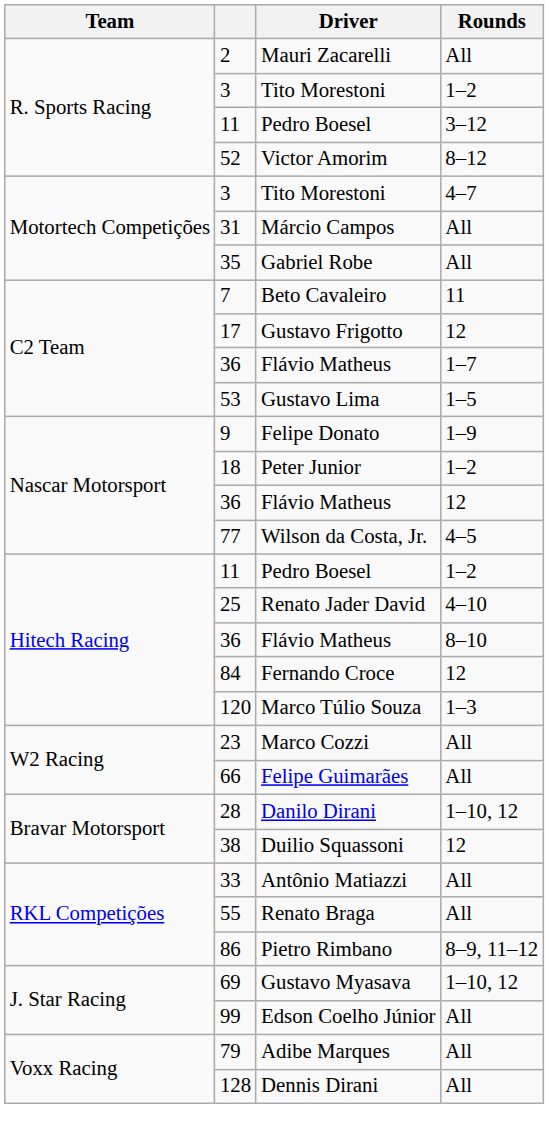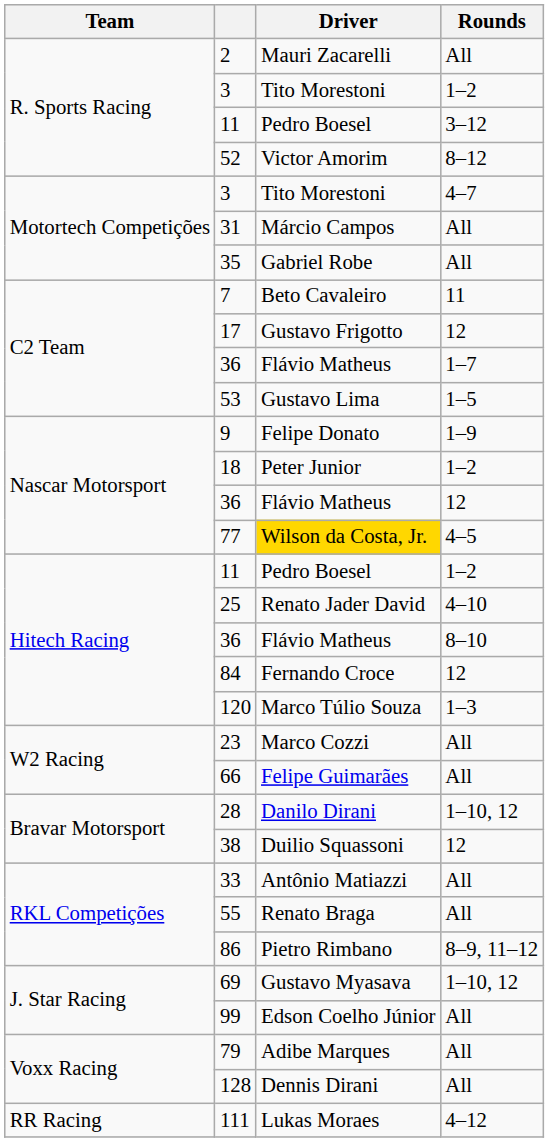(344, 536) no background -> (344, 536) gold background
+ row: (235, 1119)
